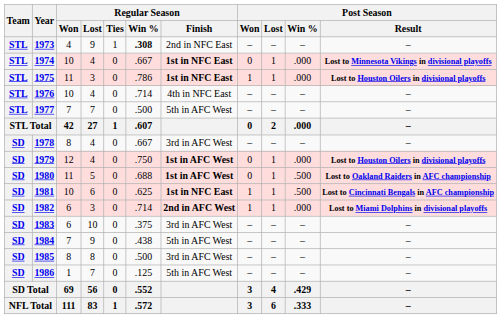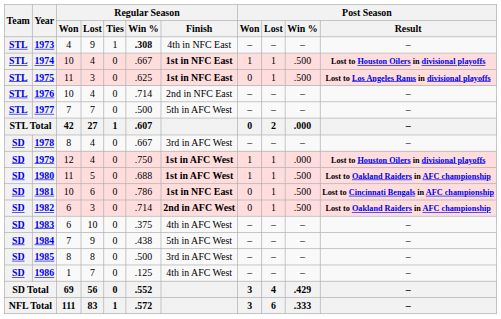(199, 45) 2nd in NFC East -> (199, 45) 4th in NFC East
(250, 61) 0 -> (250, 61) 1
(302, 61) .000 -> (302, 61) .500
(408, 62) Lost to Minnesota Vikings in divisional playoffs -> (408, 62) Lost to Houston Oilers in divisional playoffs
(143, 77) .786 -> (143, 77) .625
(250, 77) 1 -> (250, 77) 0
(302, 77) .000 -> (302, 77) .500
(408, 78) Lost to Houston Oilers in divisional playoffs -> (408, 78) Lost to Los Angeles Rams in divisional playoffs
(199, 94) 4th in NFC East -> (199, 94) 2nd in NFC East
(250, 159) 0 -> (250, 159) 1
(250, 175) 0 -> (250, 175) 1
(143, 192) .625 -> (143, 192) .786
(250, 192) 1 -> (250, 192) 0
(250, 208) 1 -> (250, 208) 0
(302, 208) .000 -> (302, 208) .500
(408, 209) Lost to Miami Dolphins in divisional playoffs -> (408, 209) Lost to Oakland Raiders in AFC championship
(199, 224) 3rd in AFC West -> (199, 224) 4th in AFC West
(199, 273) 5th in AFC West -> (199, 273) 4th in AFC West
